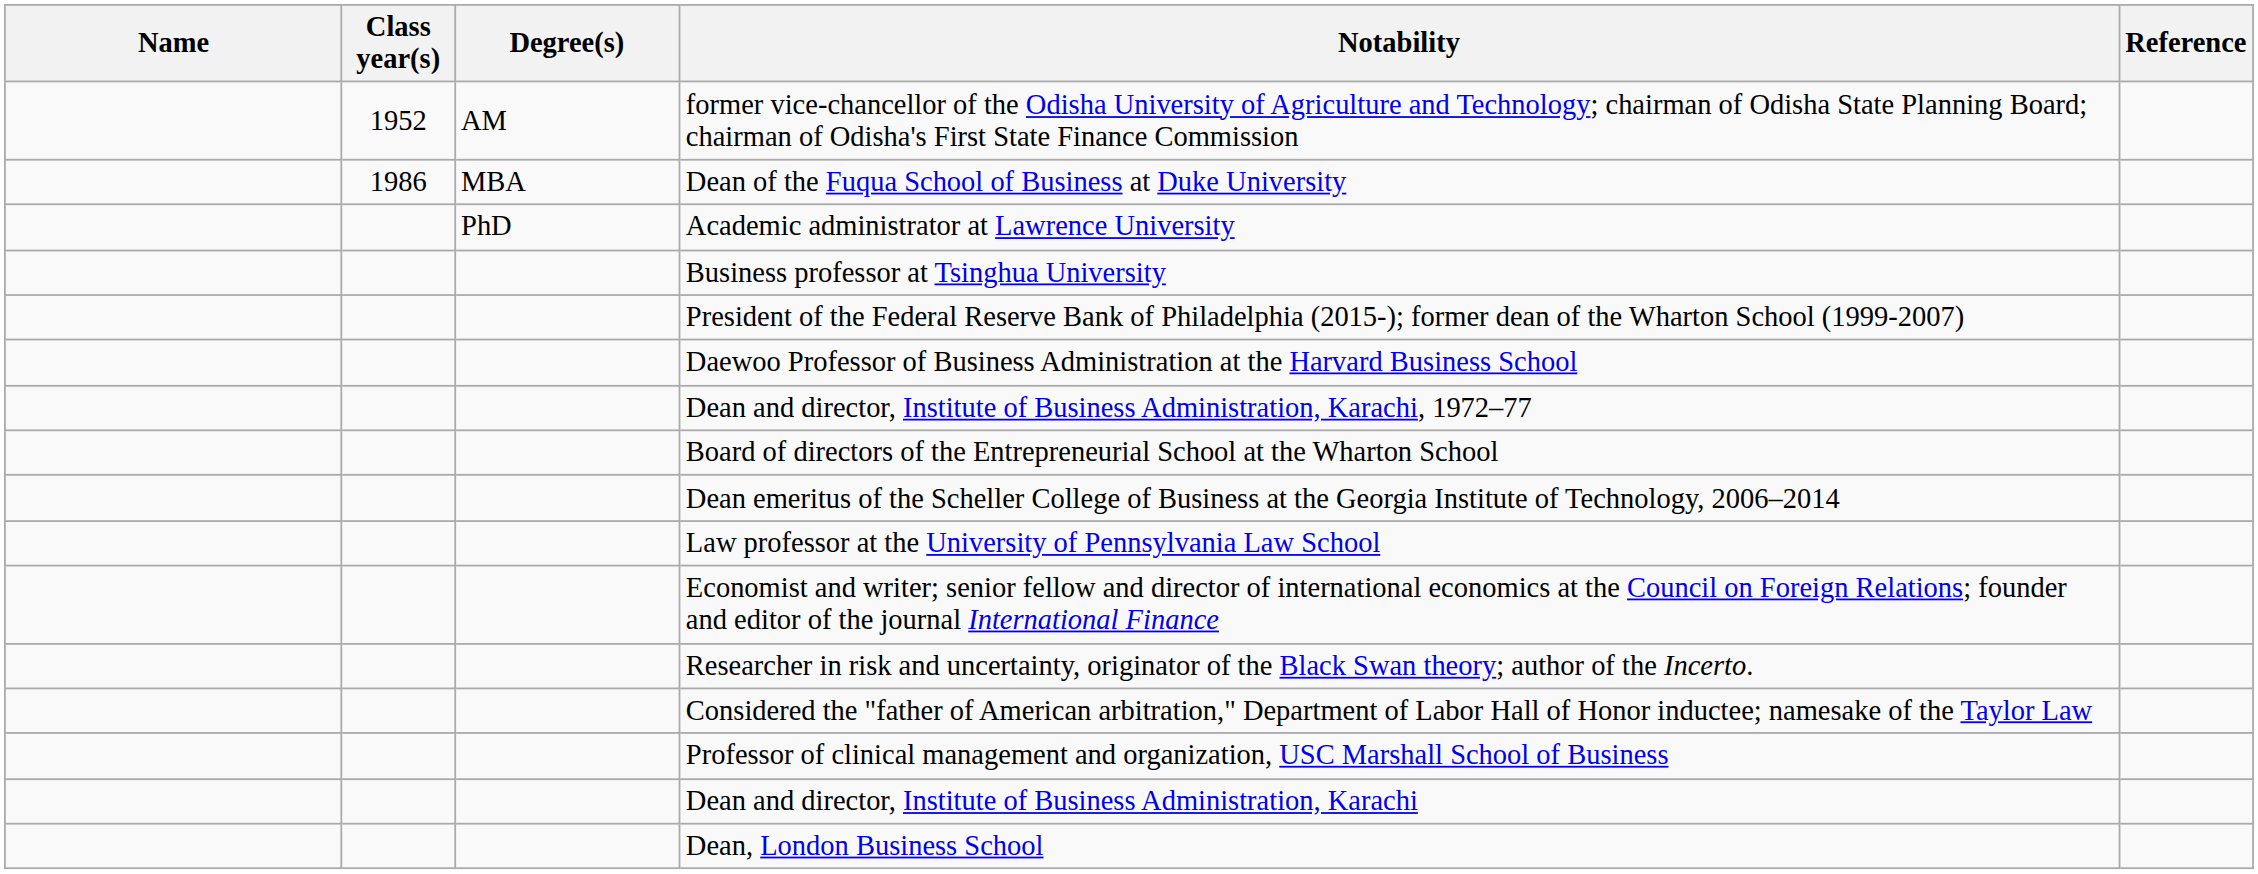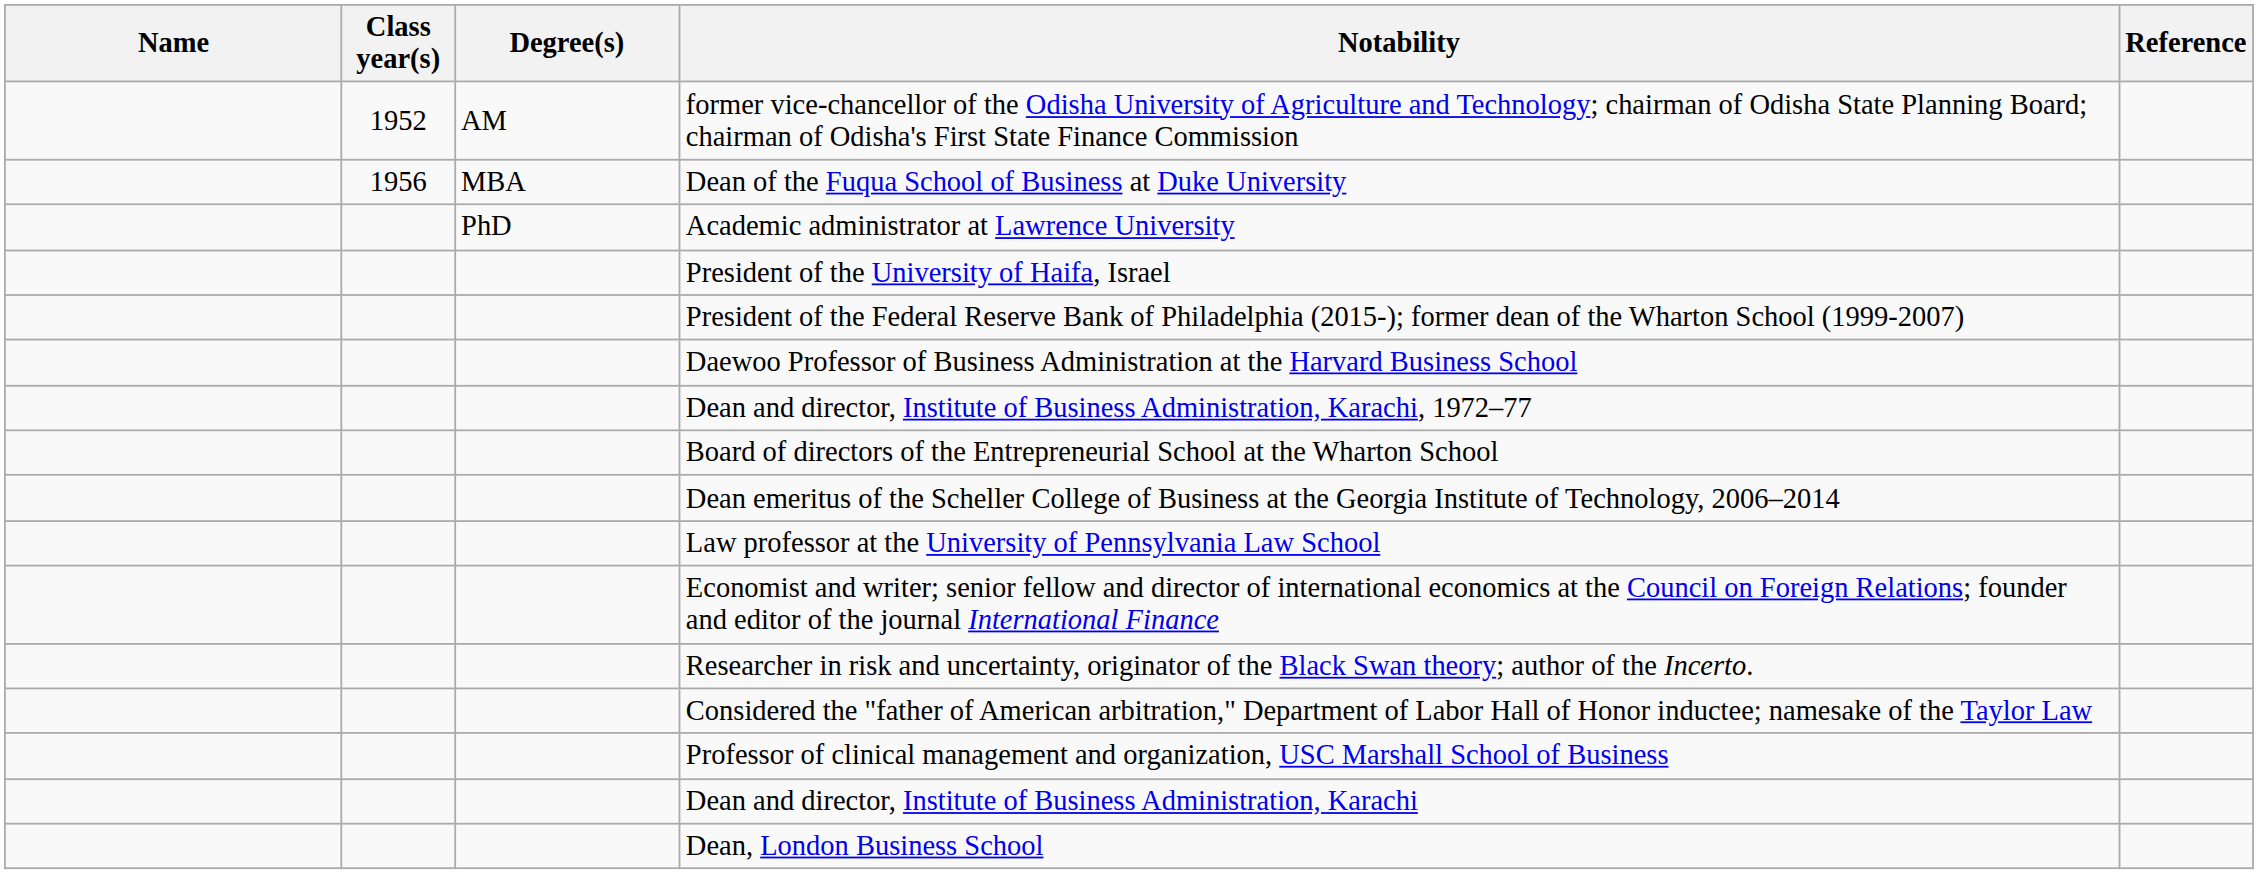(398, 181) 1986 -> (398, 181) 1956
- row: (926, 271)
+ row: (928, 271)
